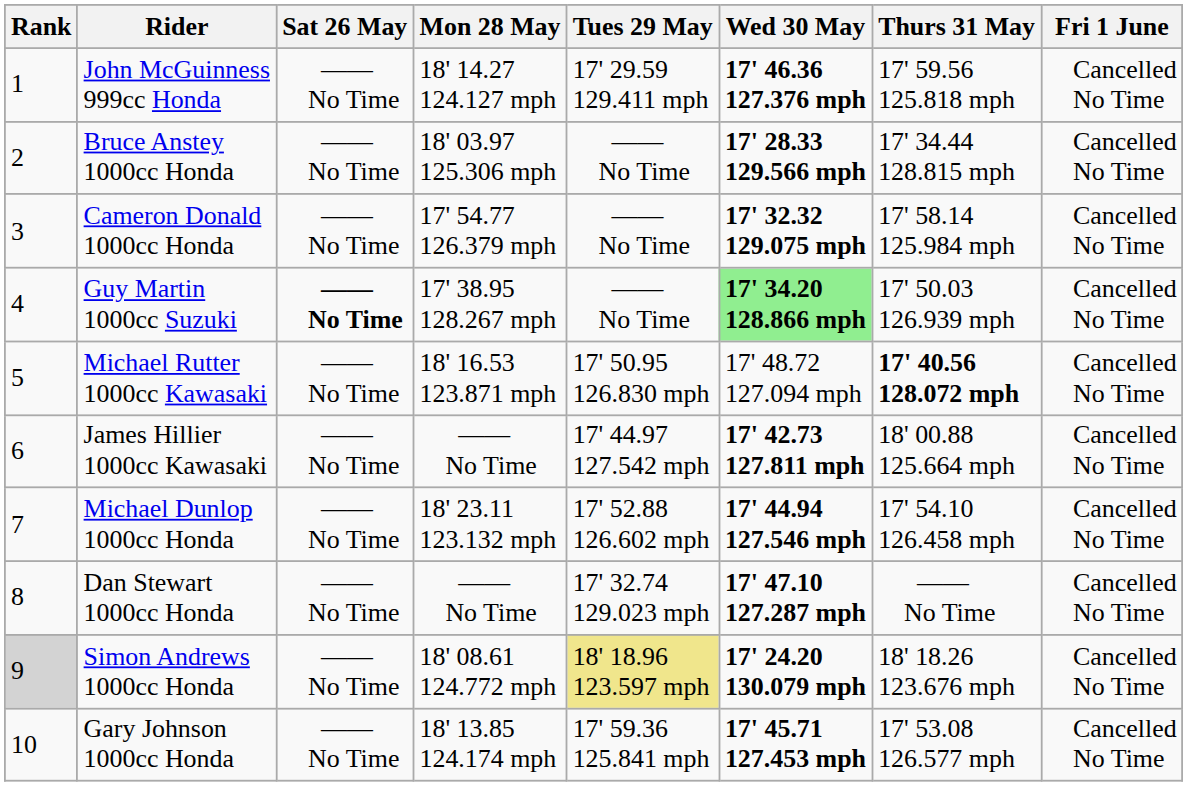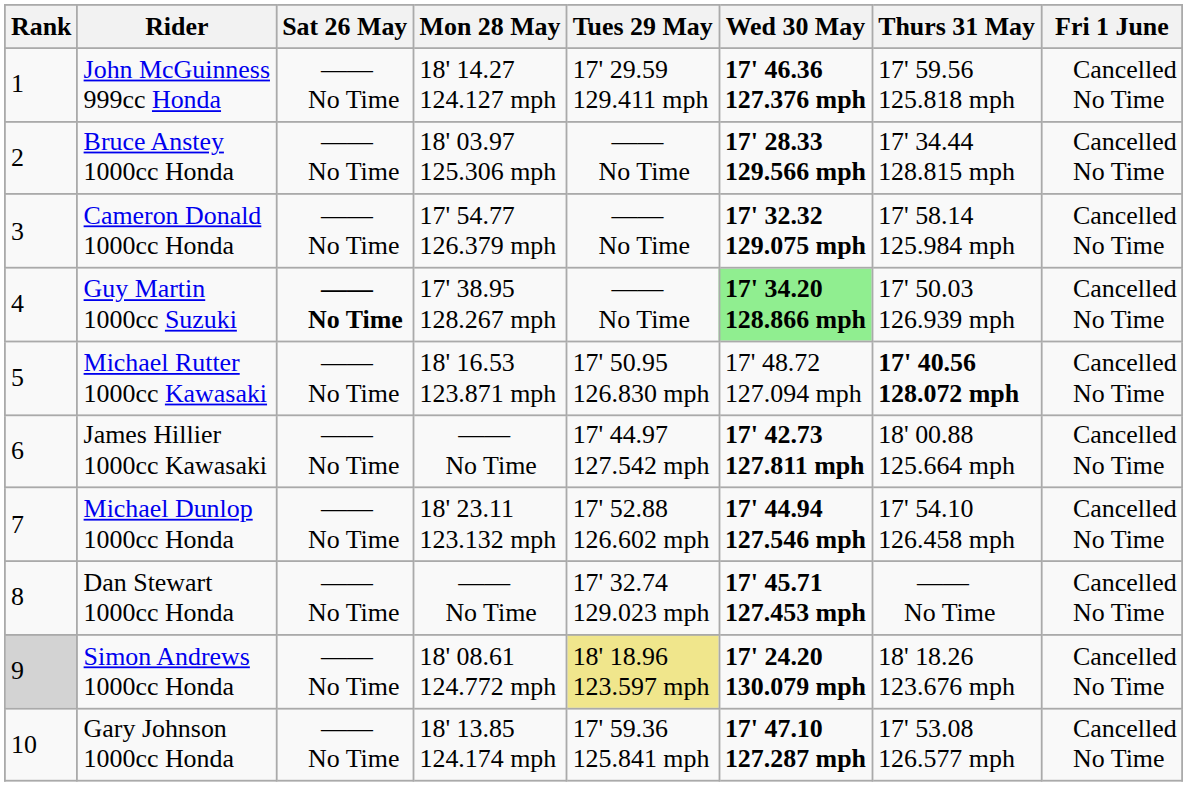(795, 597) 17' 47.10 127.287 mph -> (795, 597) 17' 45.71 127.453 mph
(795, 744) 17' 45.71 127.453 mph -> (795, 744) 17' 47.10 127.287 mph
